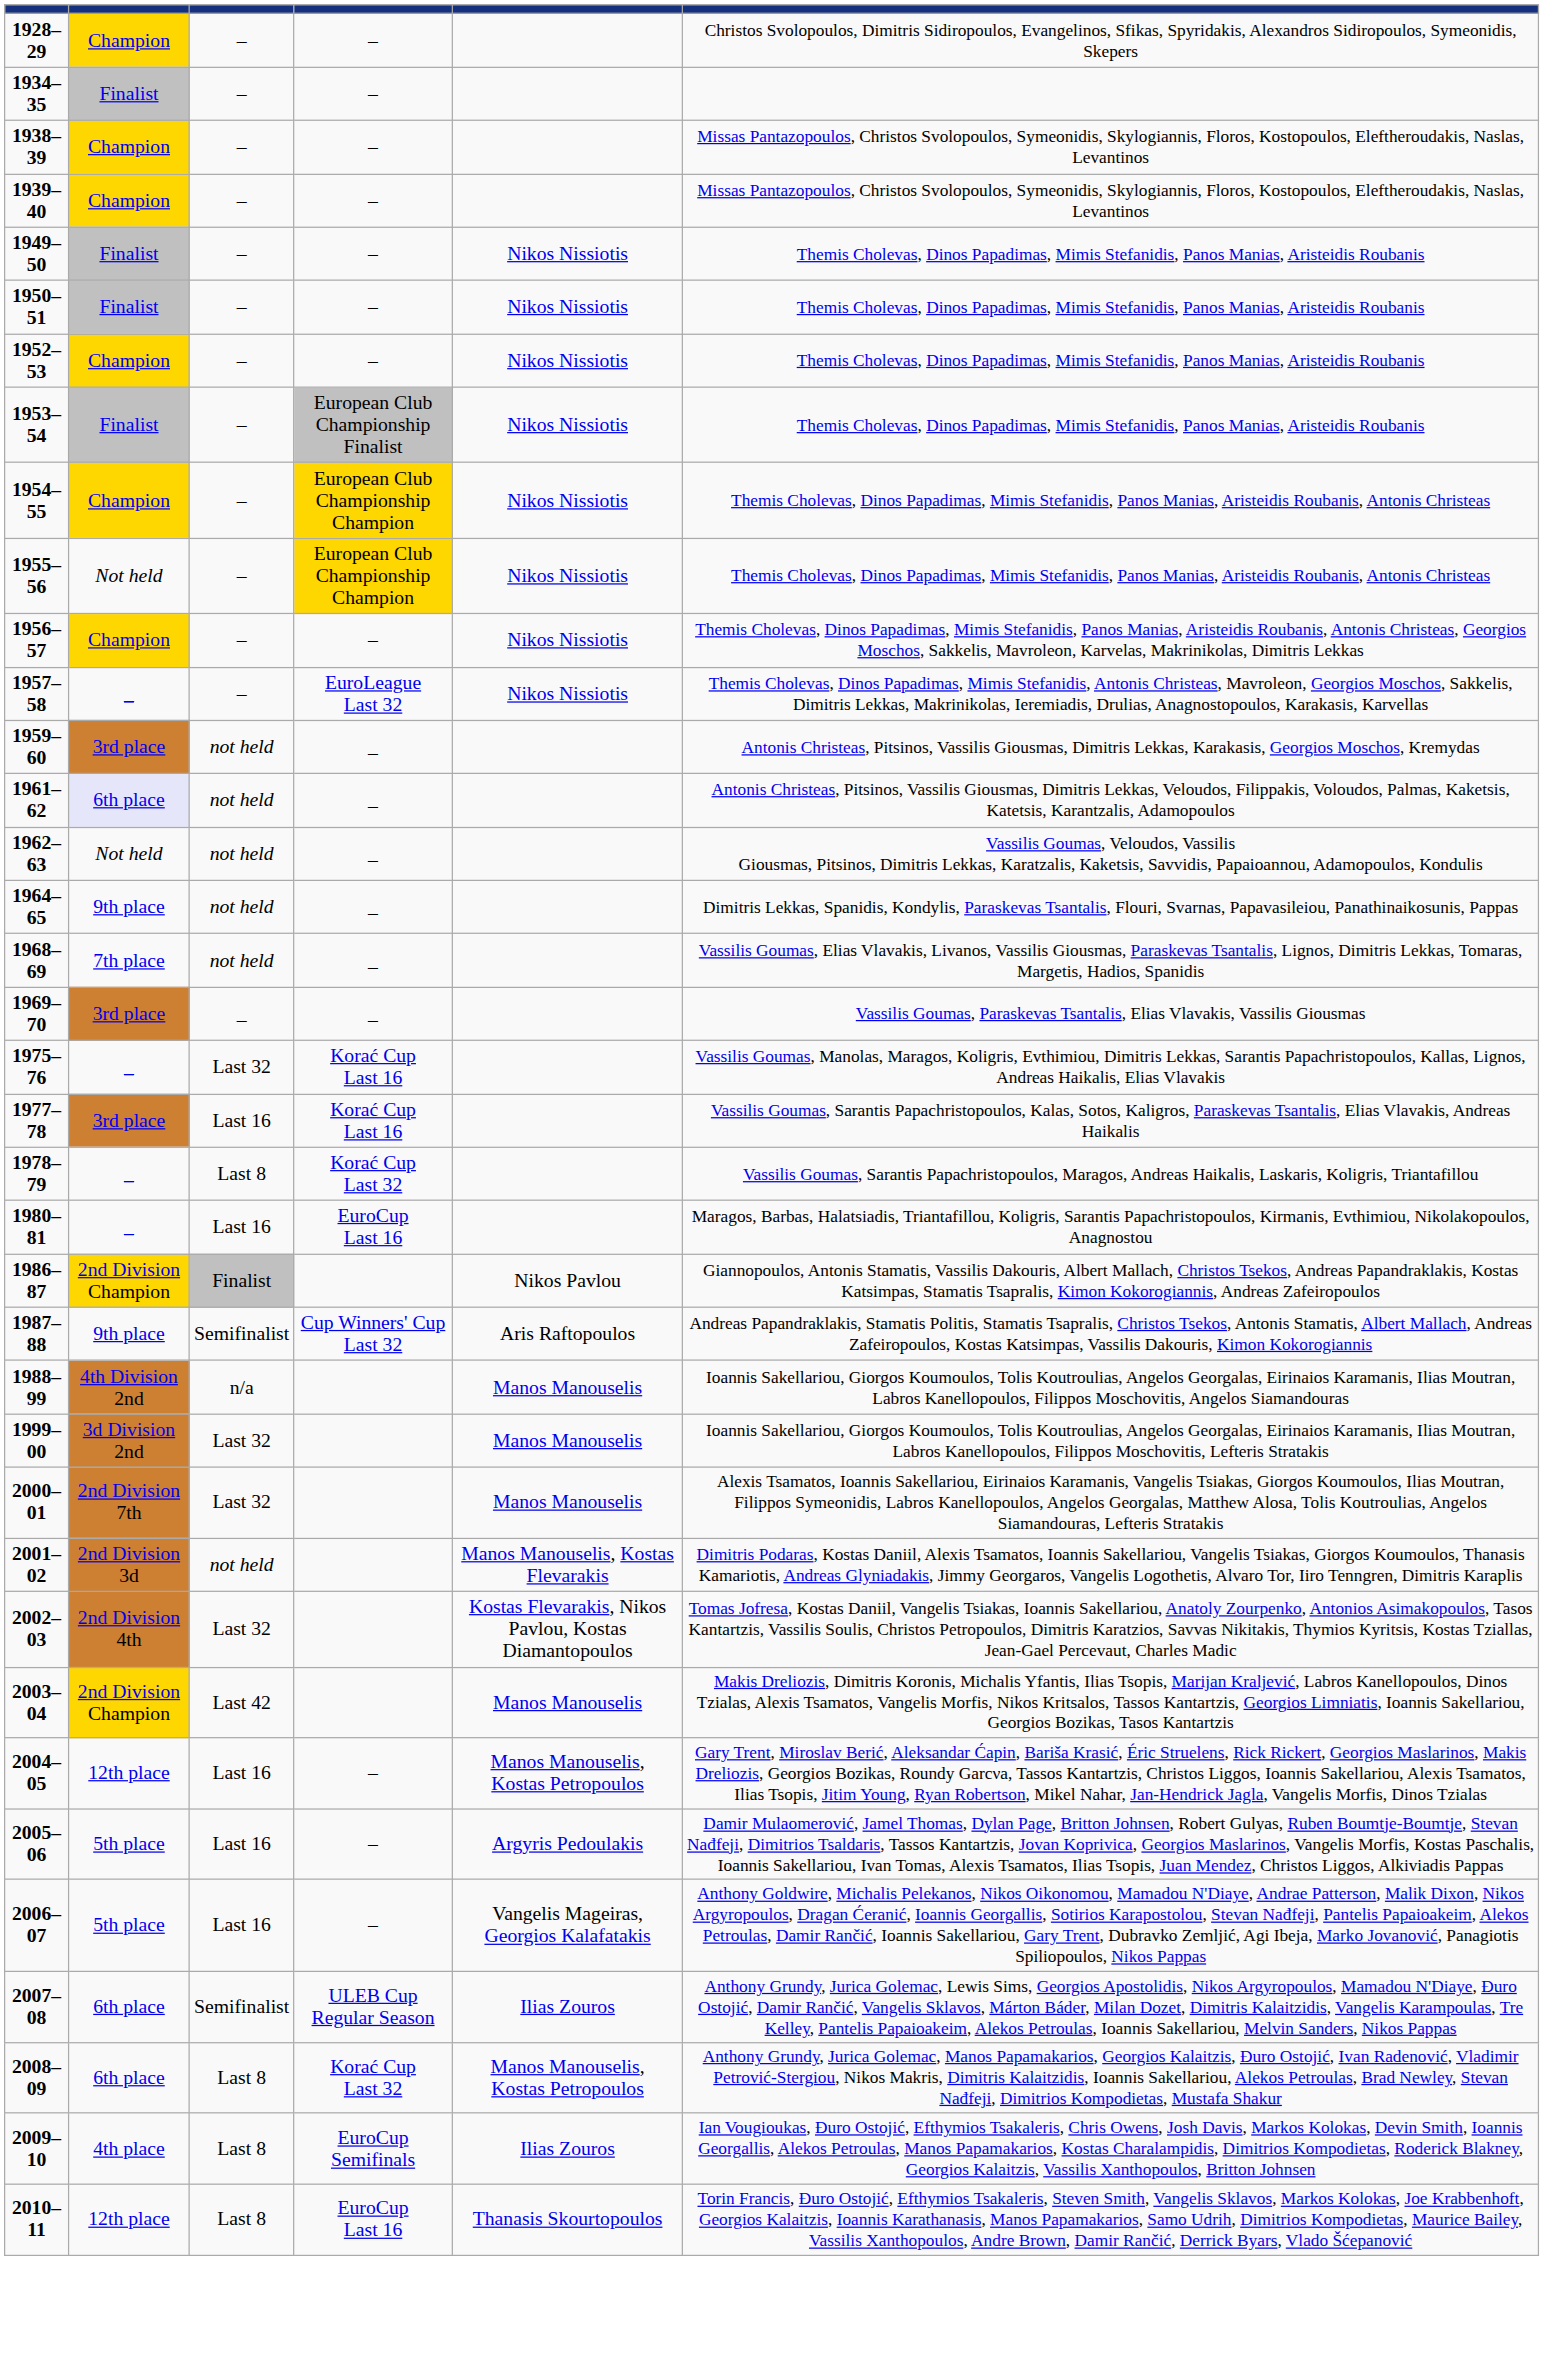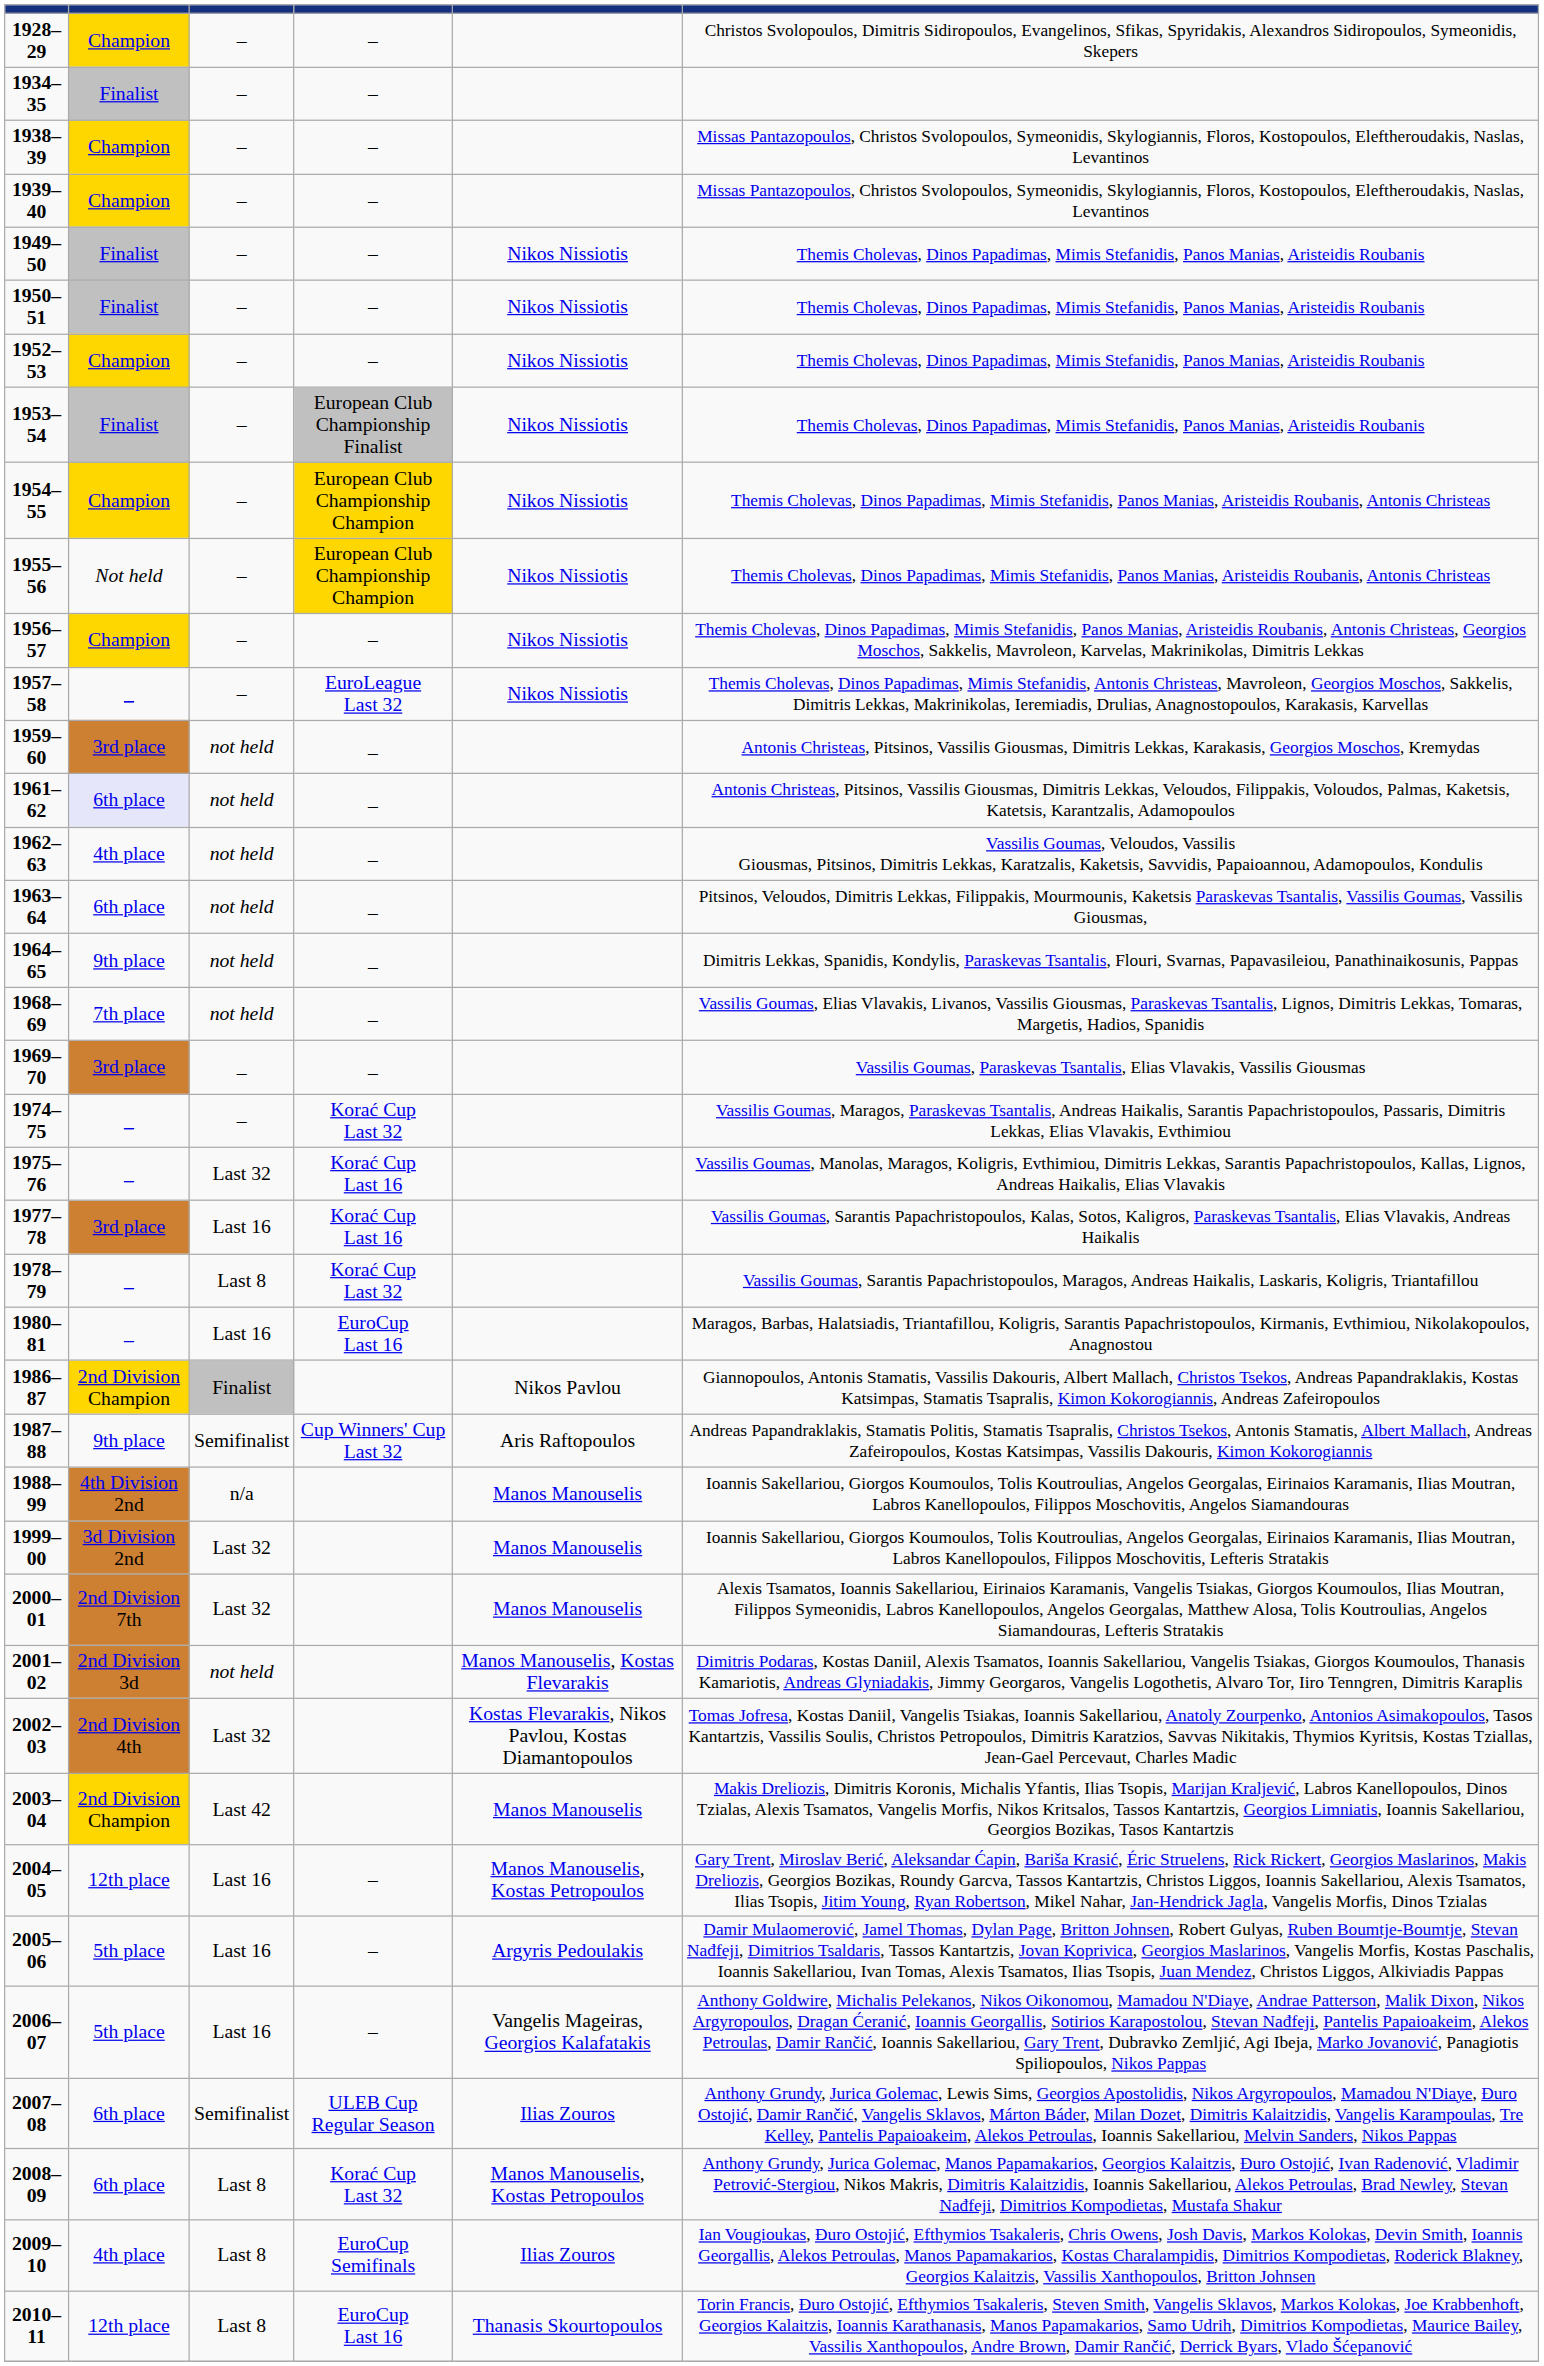(129, 853) Not held -> (129, 853) 4th place
+ row: (36, 906)
+ row: (36, 1120)
